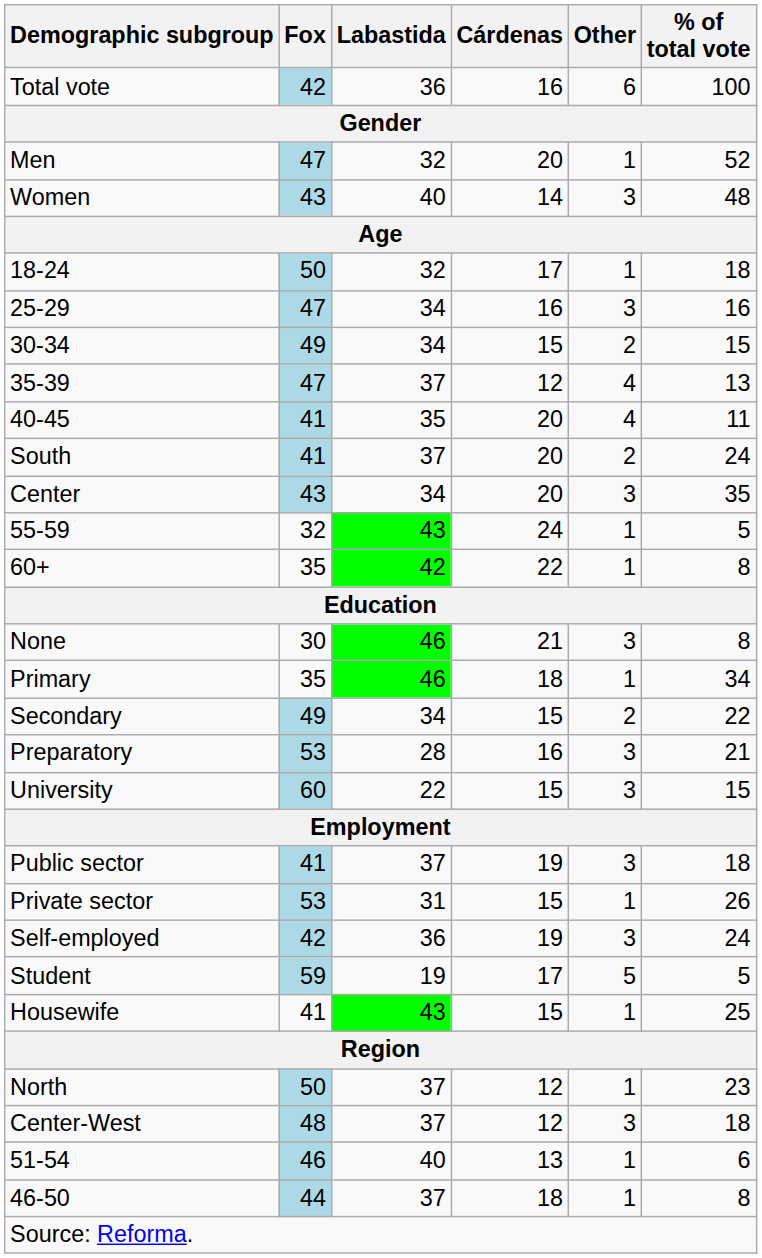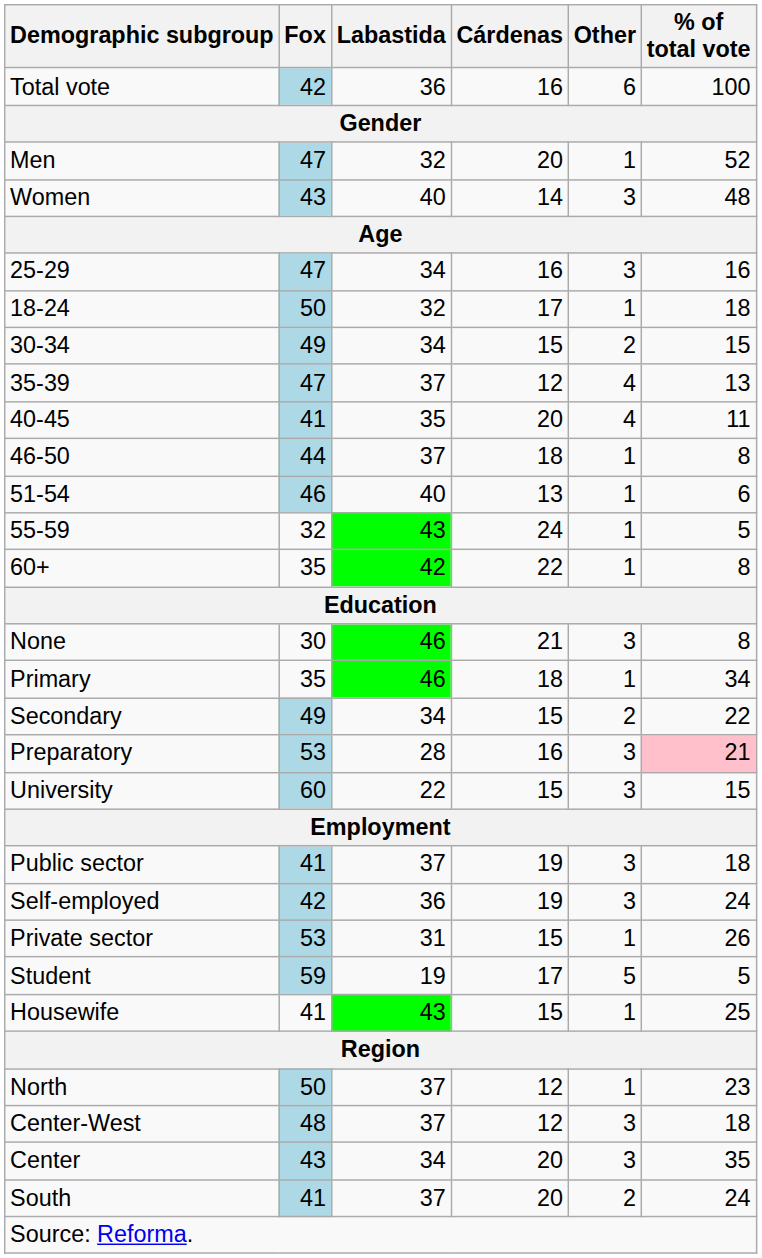rows swapped: (40, 271) <-> (40, 308)
rows swapped: (40, 1197) <-> (41, 456)
rows swapped: (40, 1160) <-> (45, 493)
(738, 753) no background -> (738, 753) pink background
rows swapped: (82, 901) <-> (85, 938)
